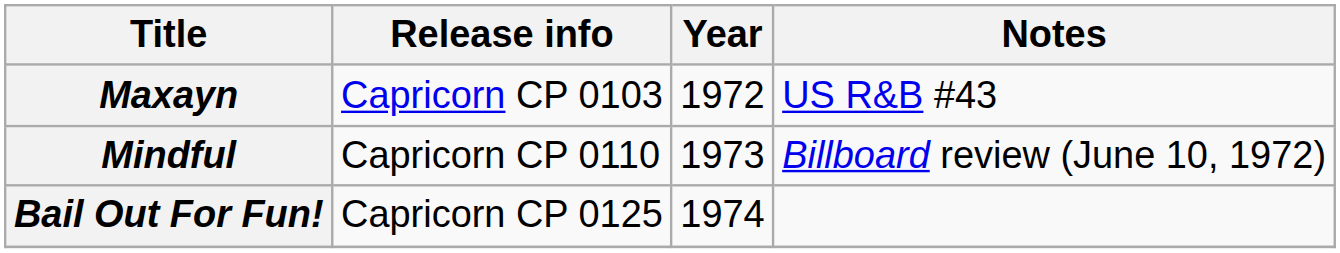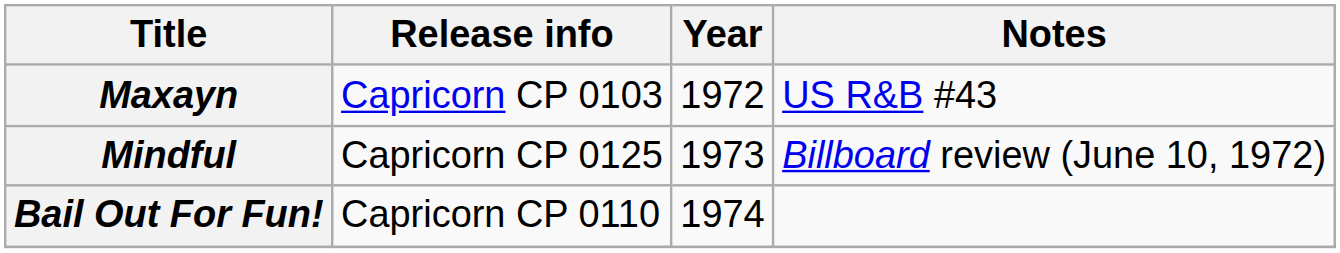(501, 154) Capricorn CP 0110 -> (502, 154) Capricorn CP 0125
(502, 214) Capricorn CP 0125 -> (501, 214) Capricorn CP 0110
